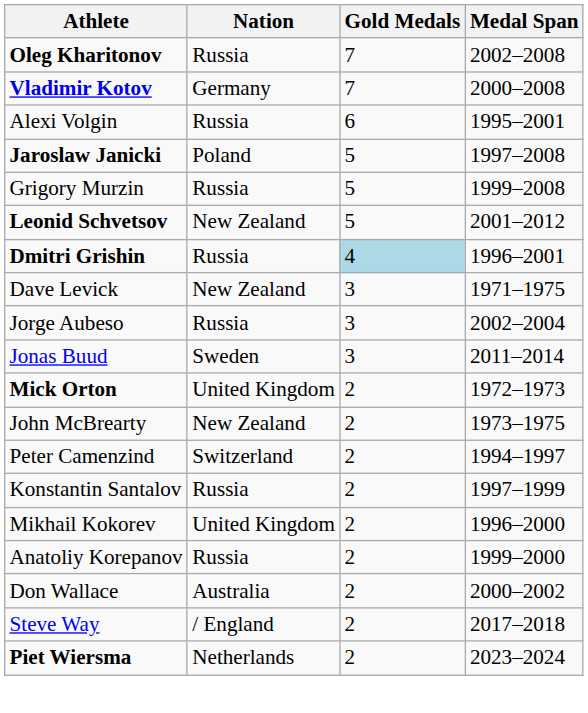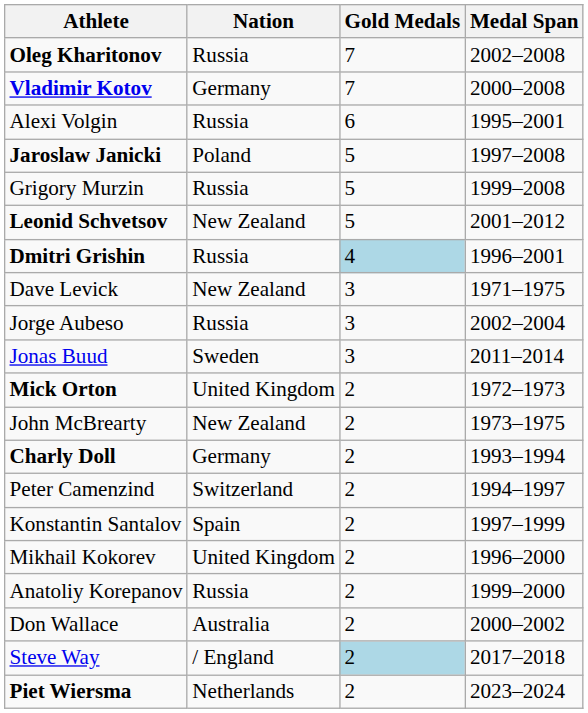+ row: (63, 456)
(220, 490) Russia -> (216, 523) Spain
(350, 624) no background -> (350, 657) lightblue background
